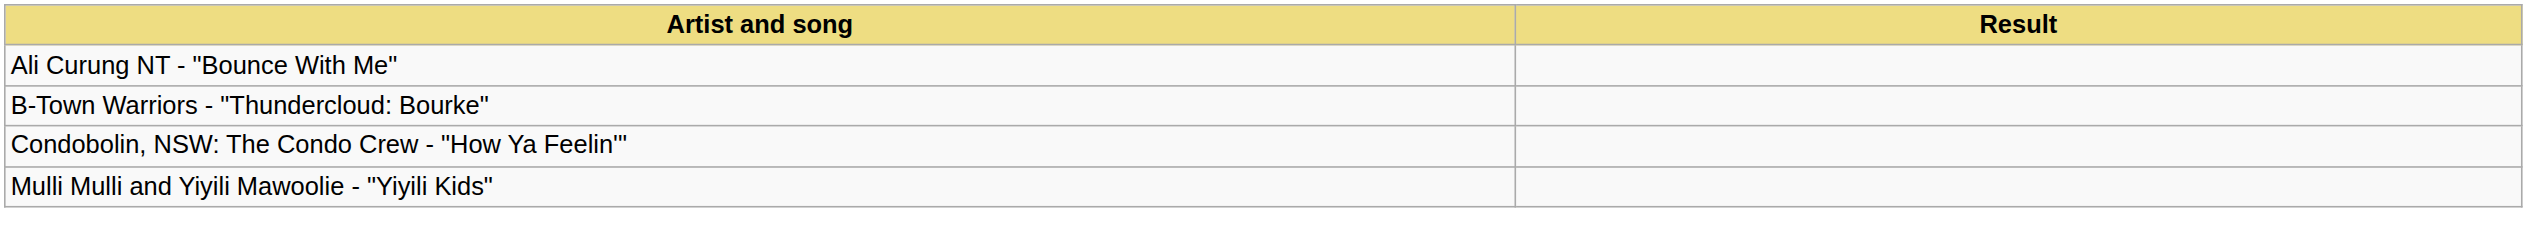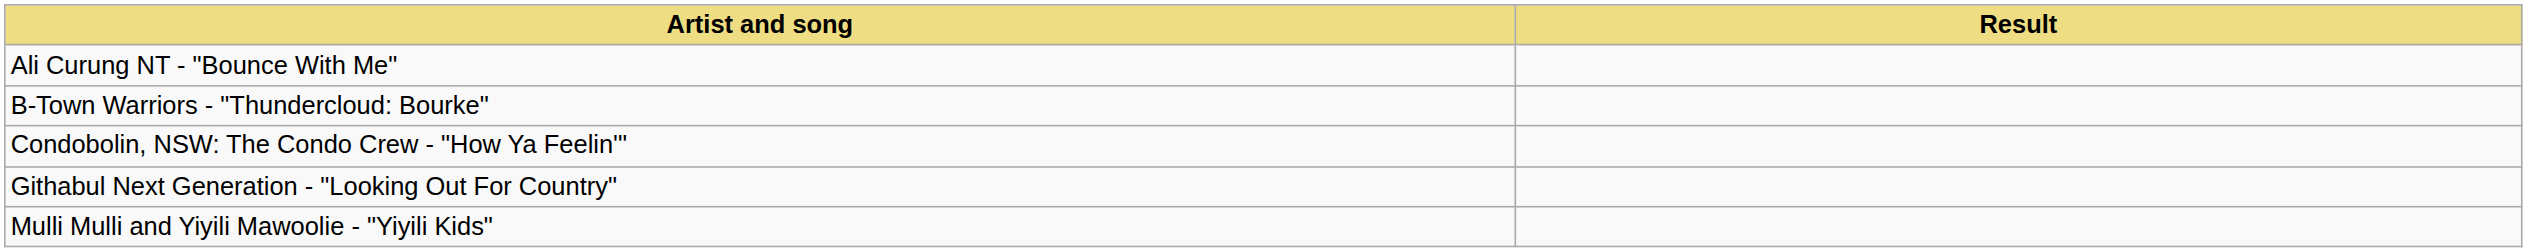+ row: (314, 186)
